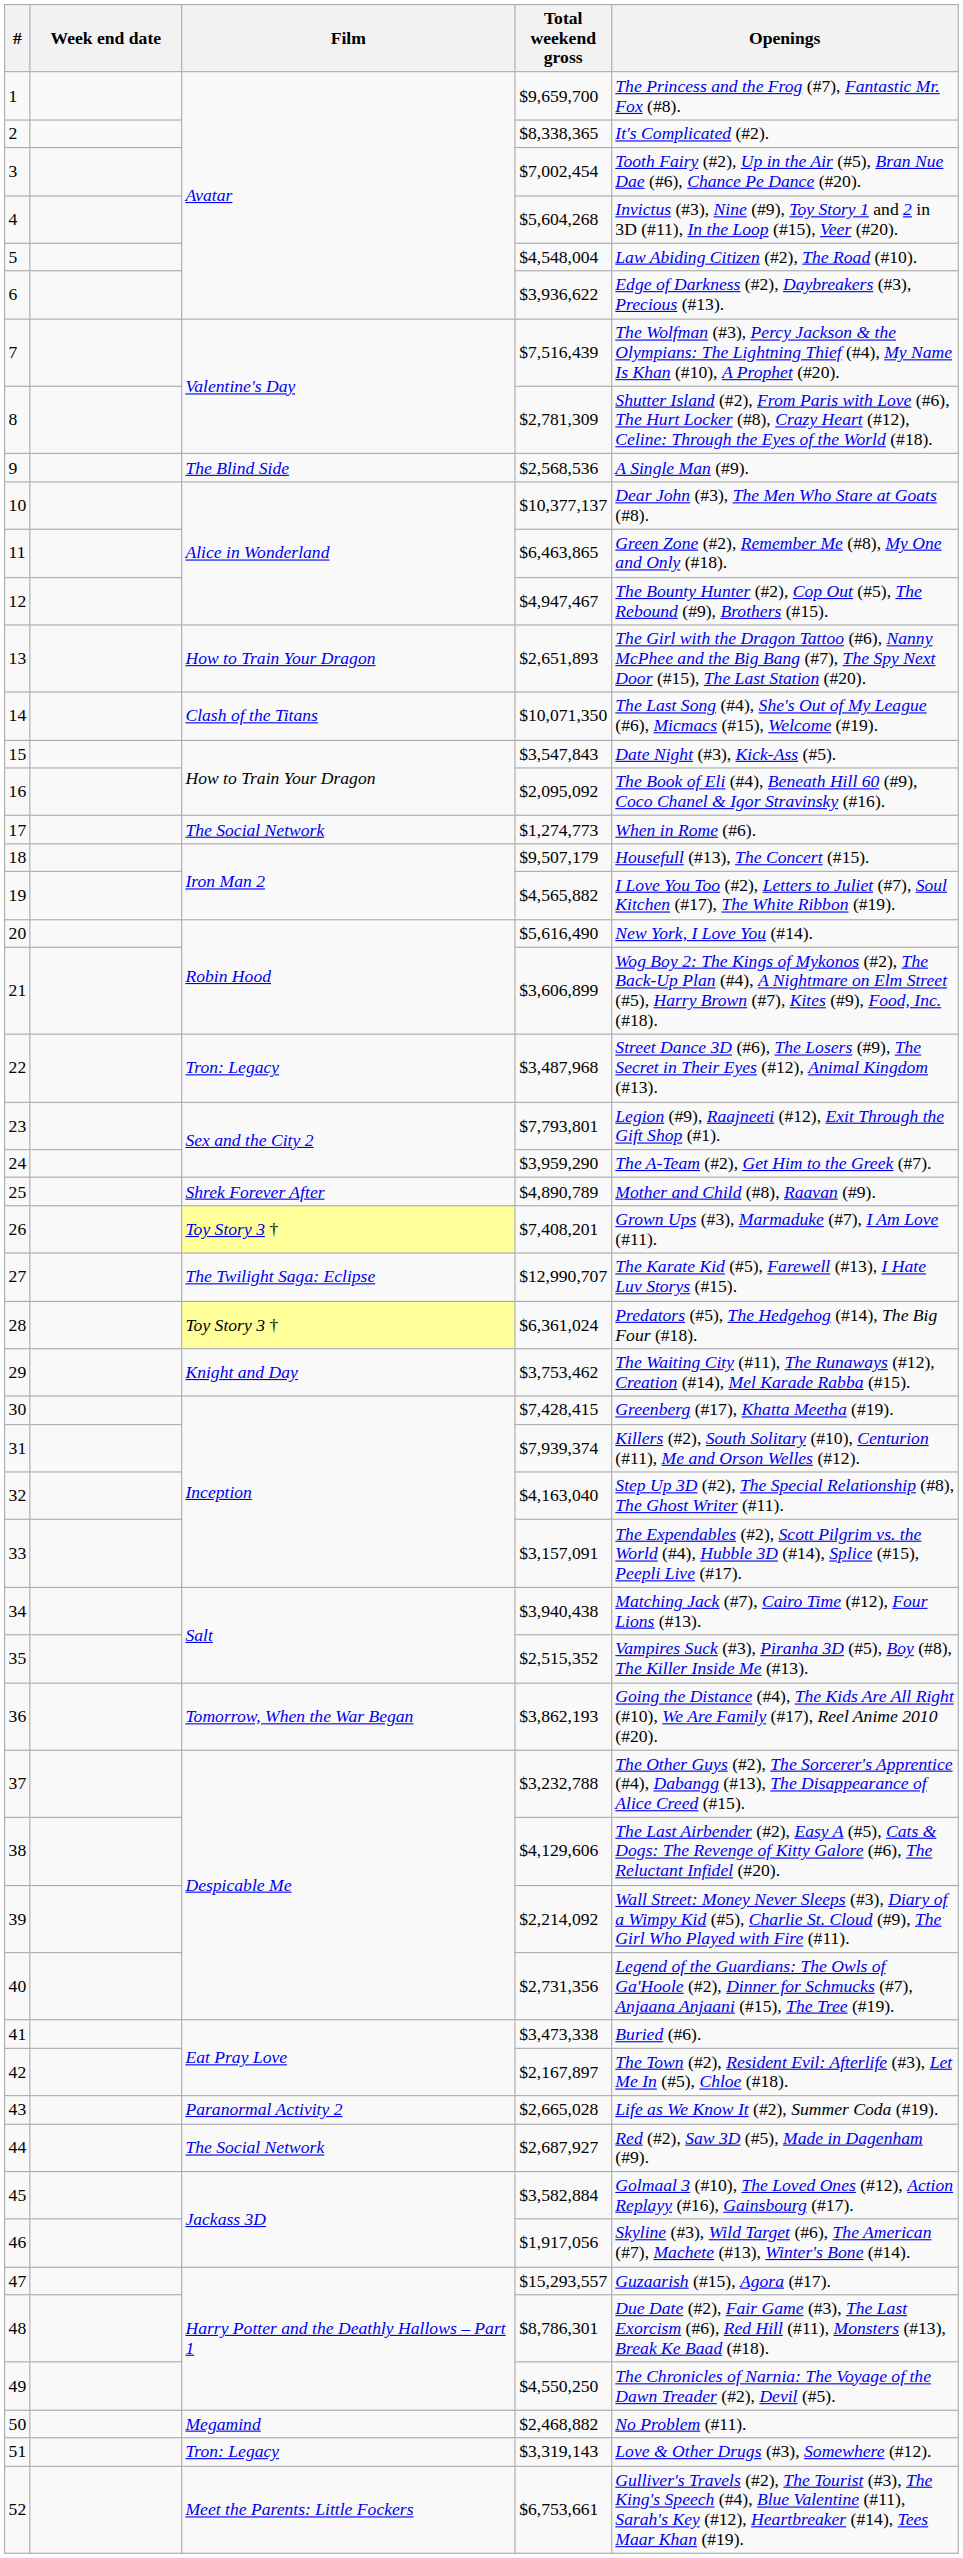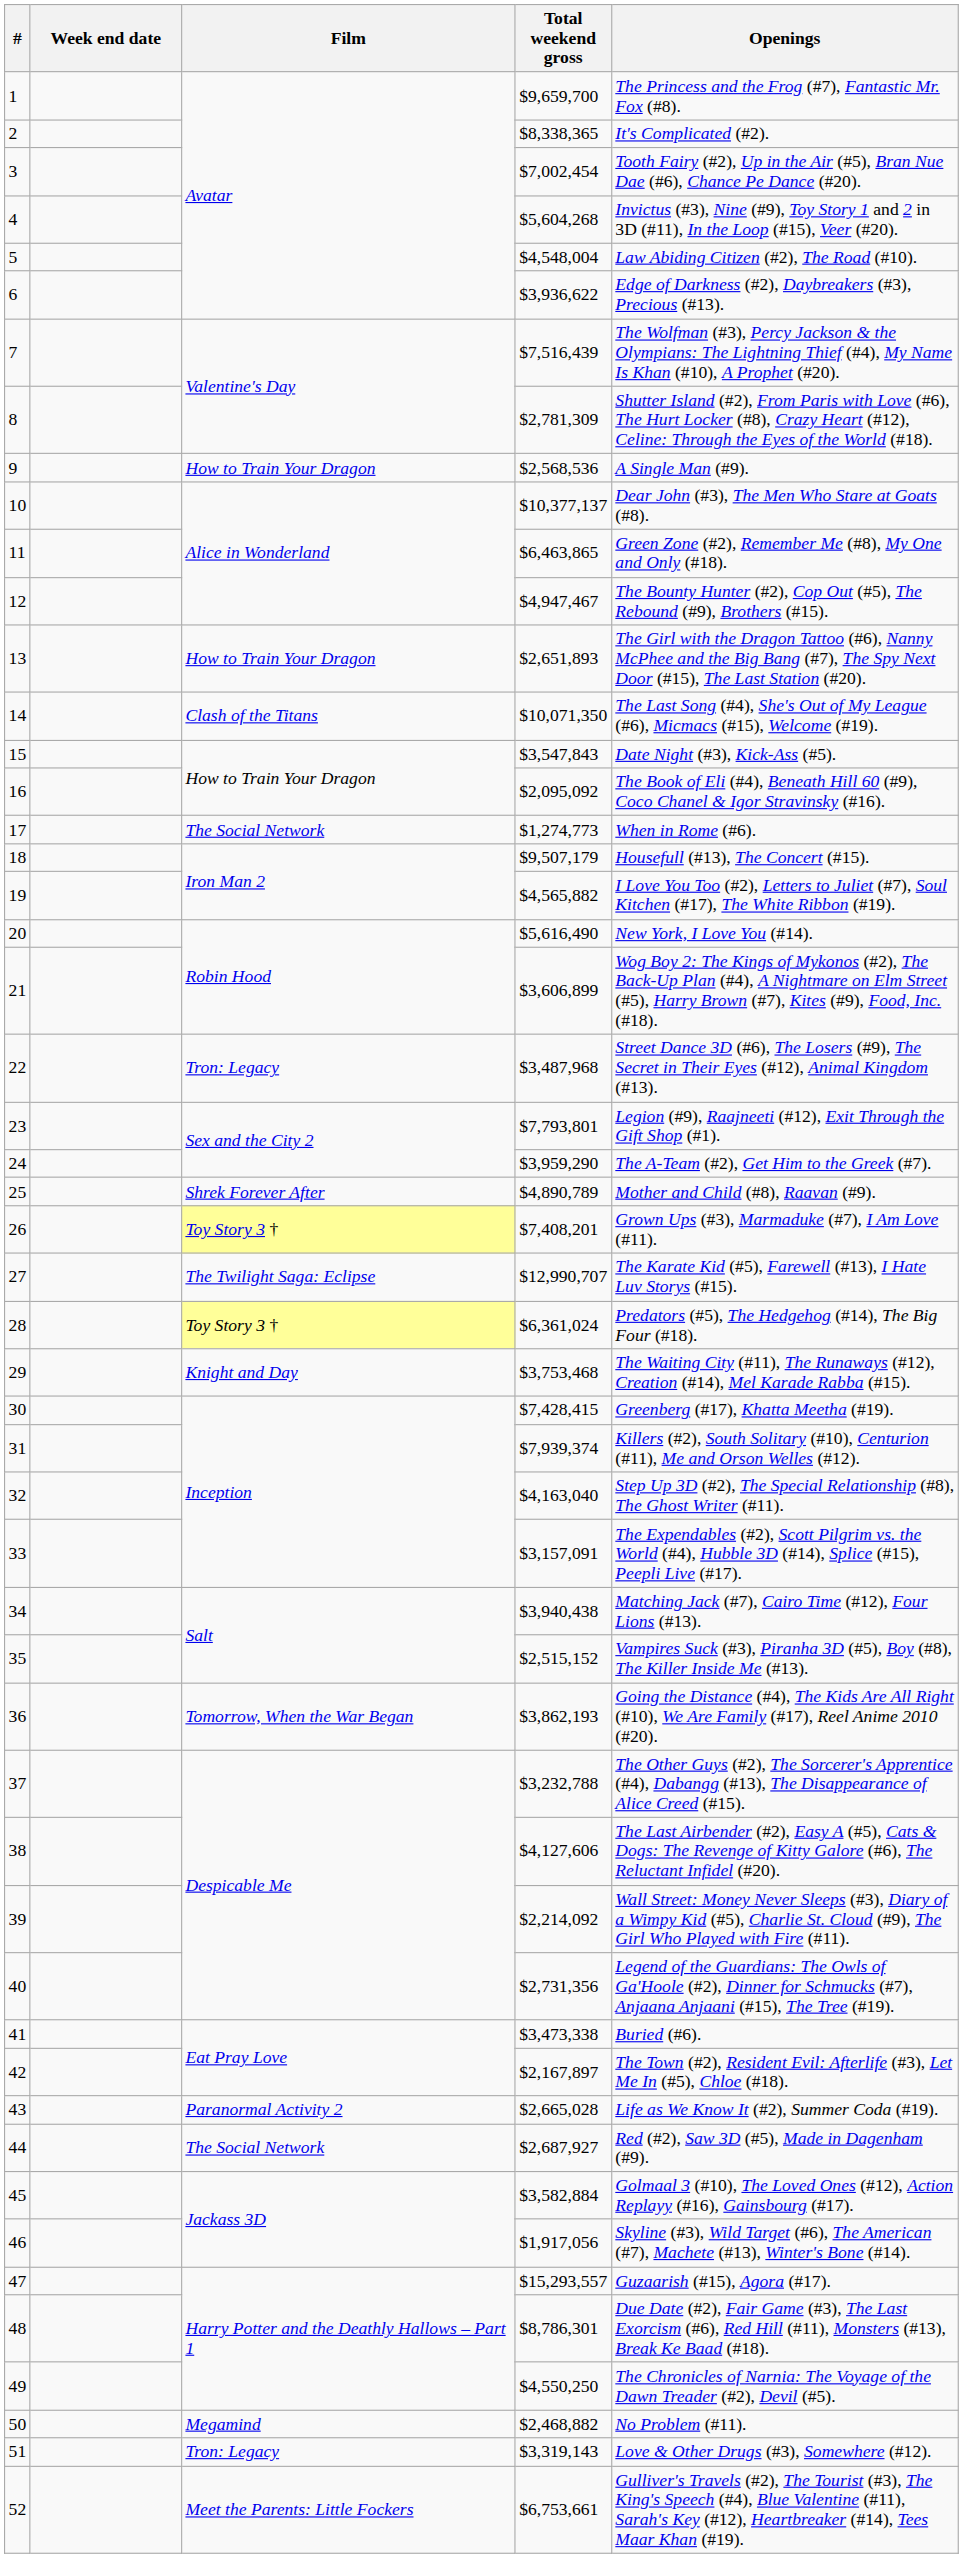(237, 467) The Blind Side -> (280, 467) How to Train Your Dragon
(559, 1372) $3,753,462 -> (559, 1372) $3,753,468
(559, 1658) $2,515,352 -> (559, 1658) $2,515,152
(559, 1851) $4,129,606 -> (559, 1851) $4,127,606
